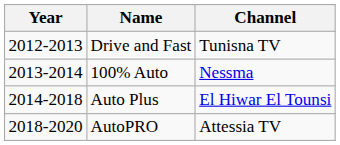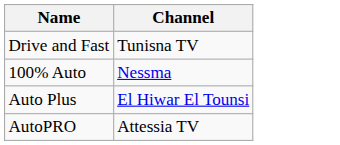- column: (46, 18)
